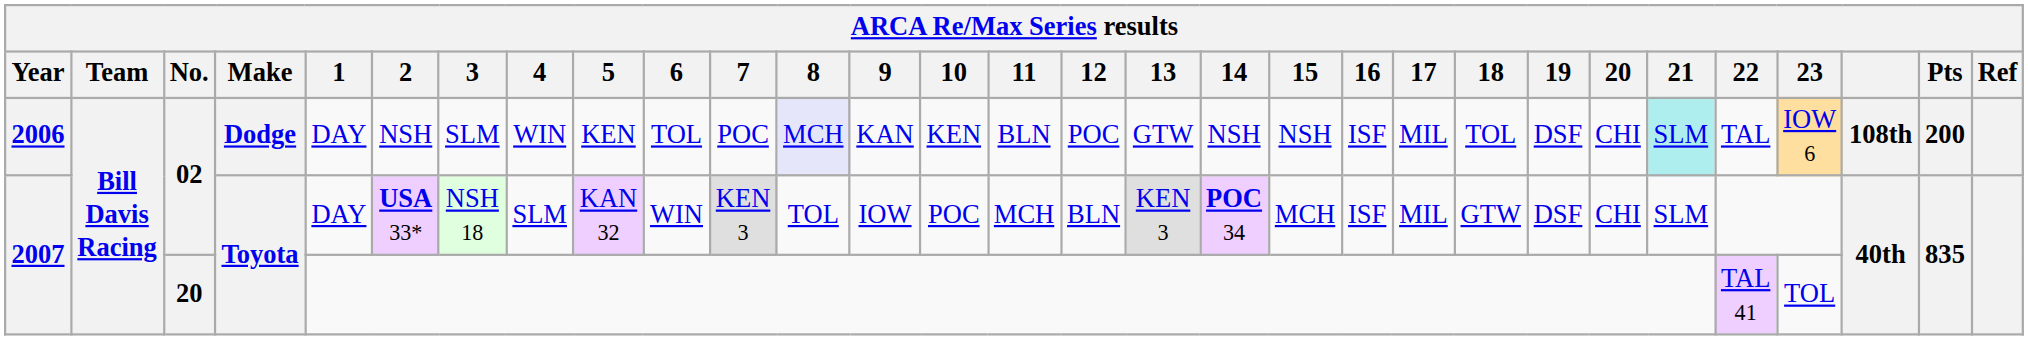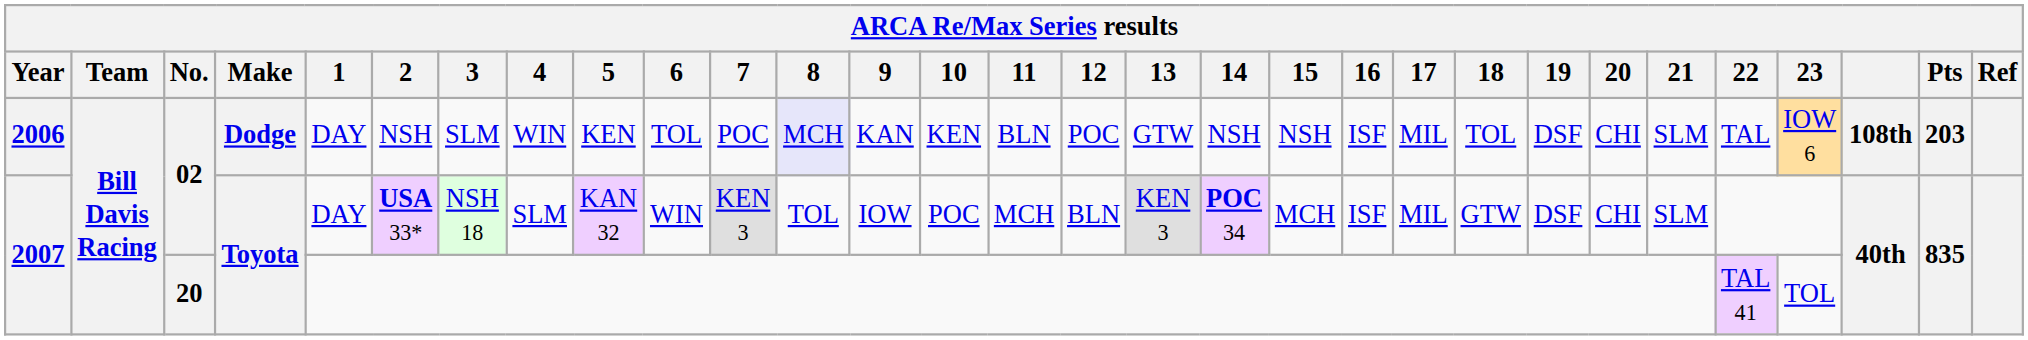(1681, 135) paleturquoise background -> (1681, 135) no background
(1945, 135) 200 -> (1945, 135) 203
